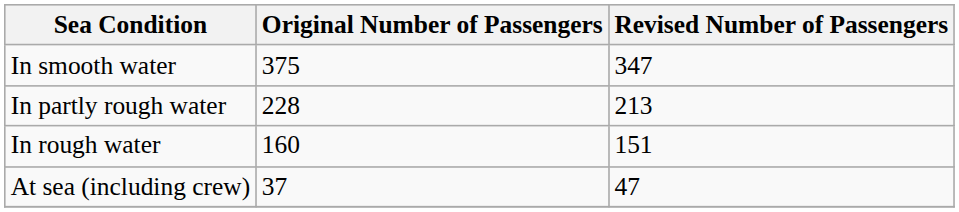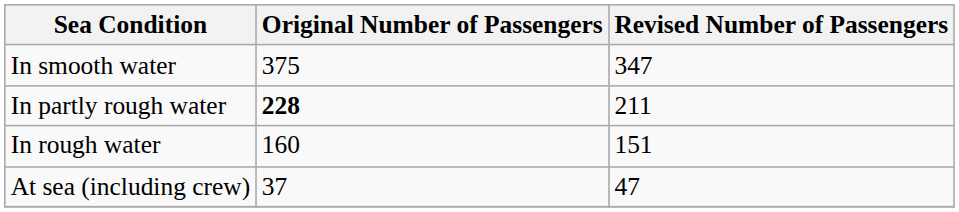(281, 105) normal -> (281, 105) bold
(633, 105) 213 -> (633, 105) 211
